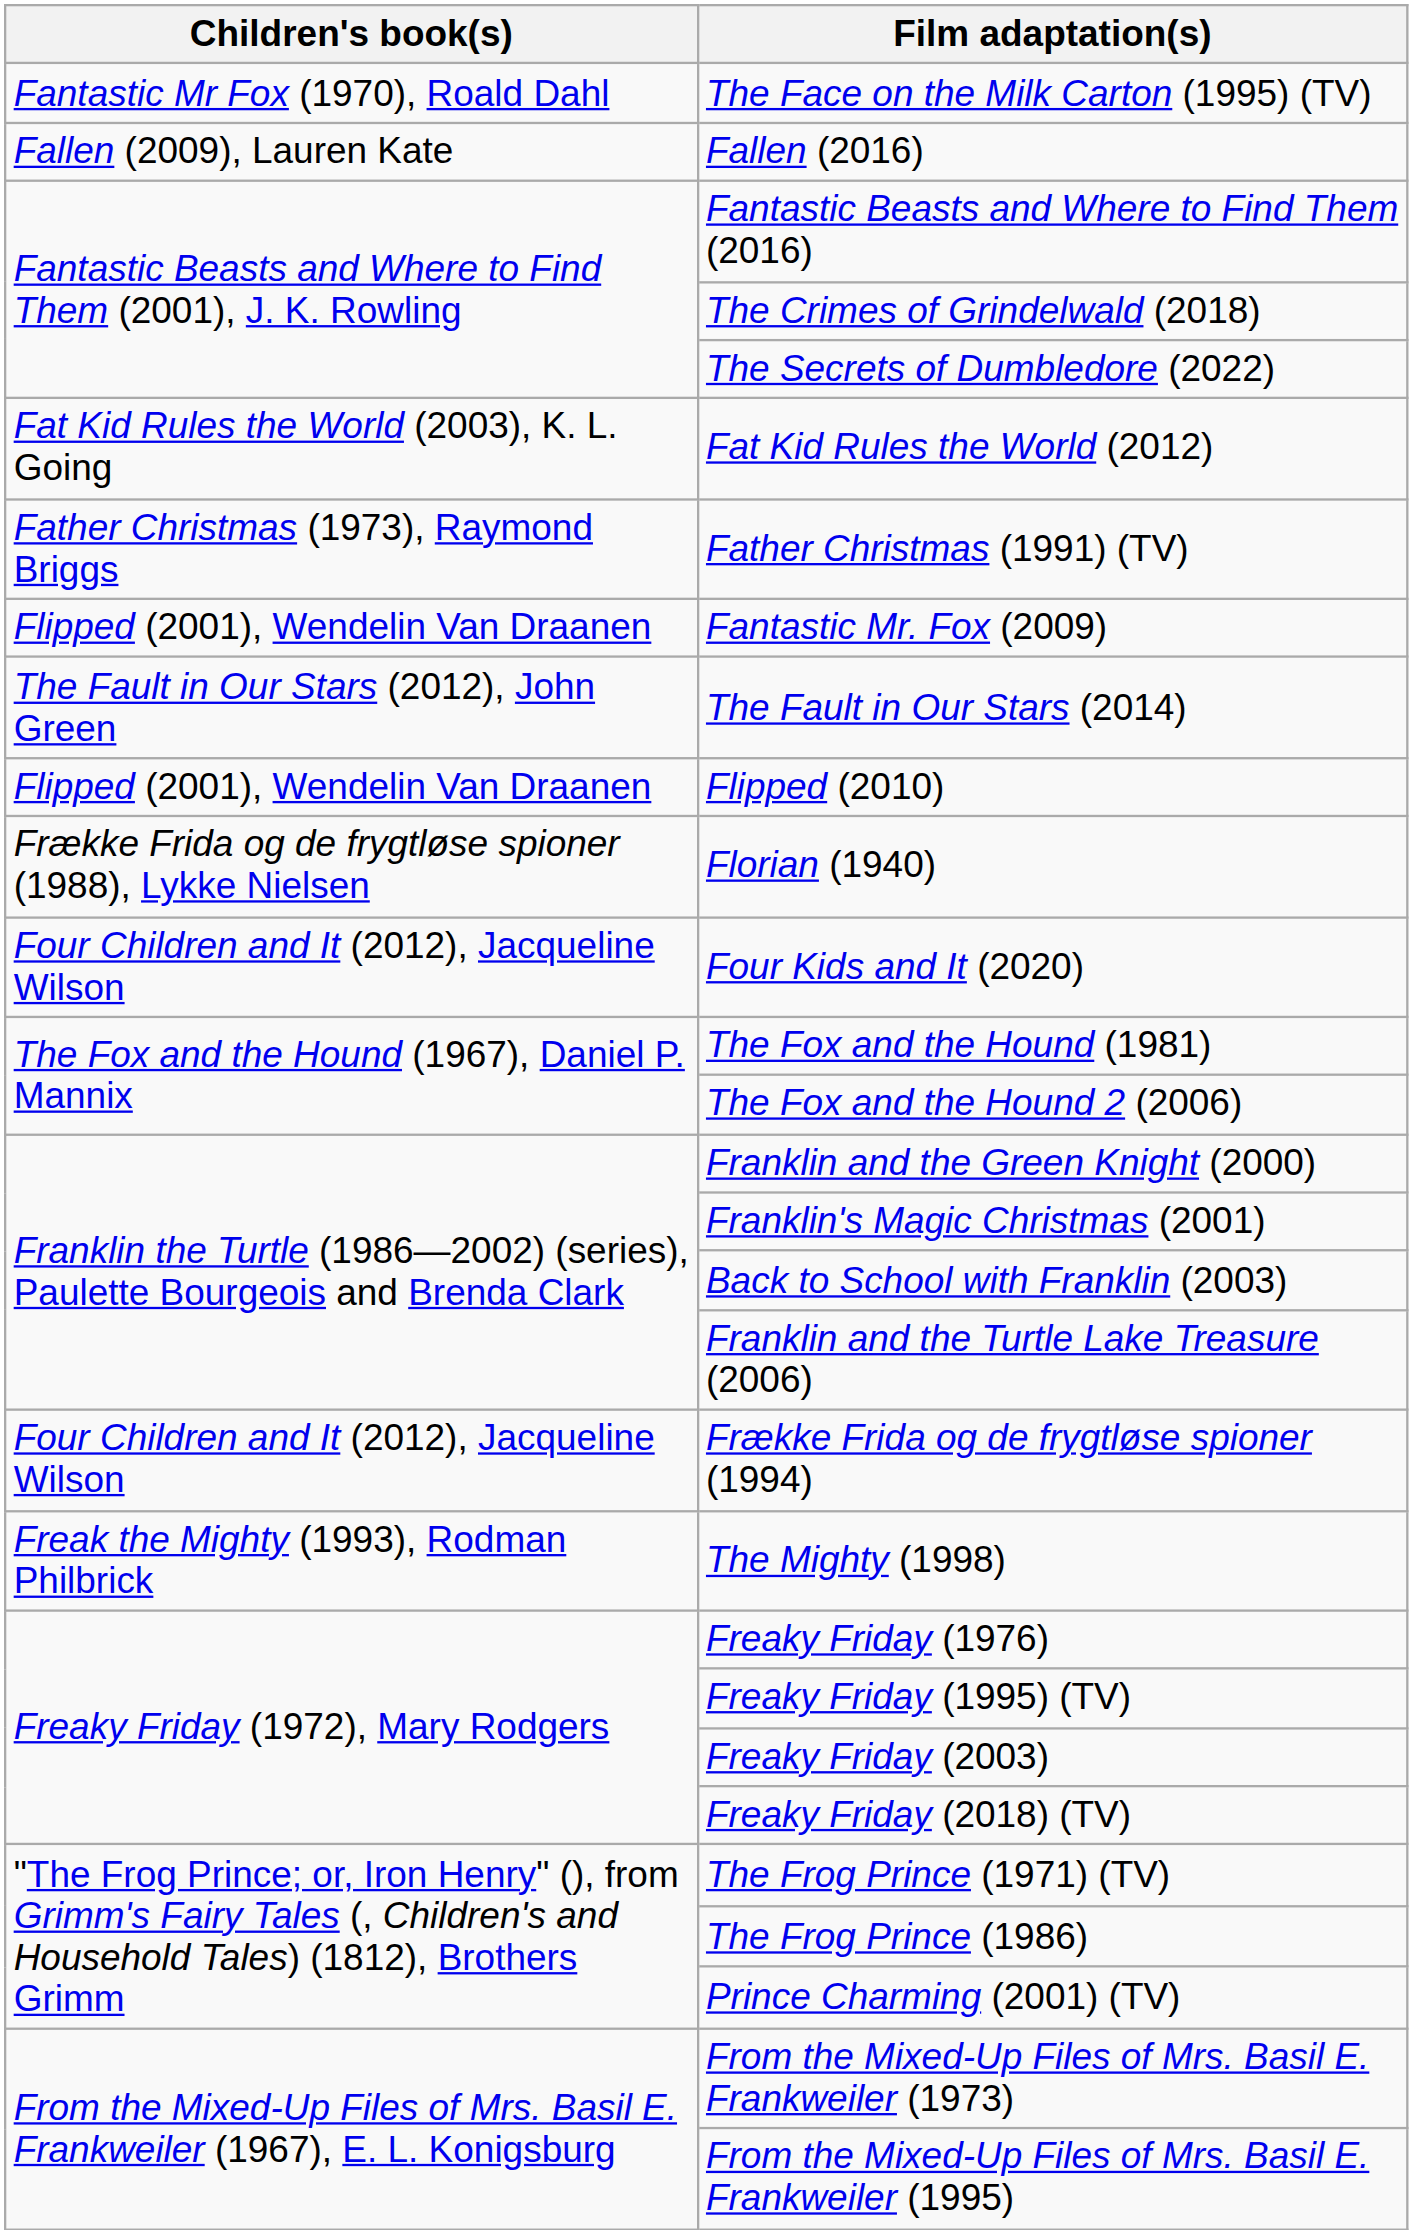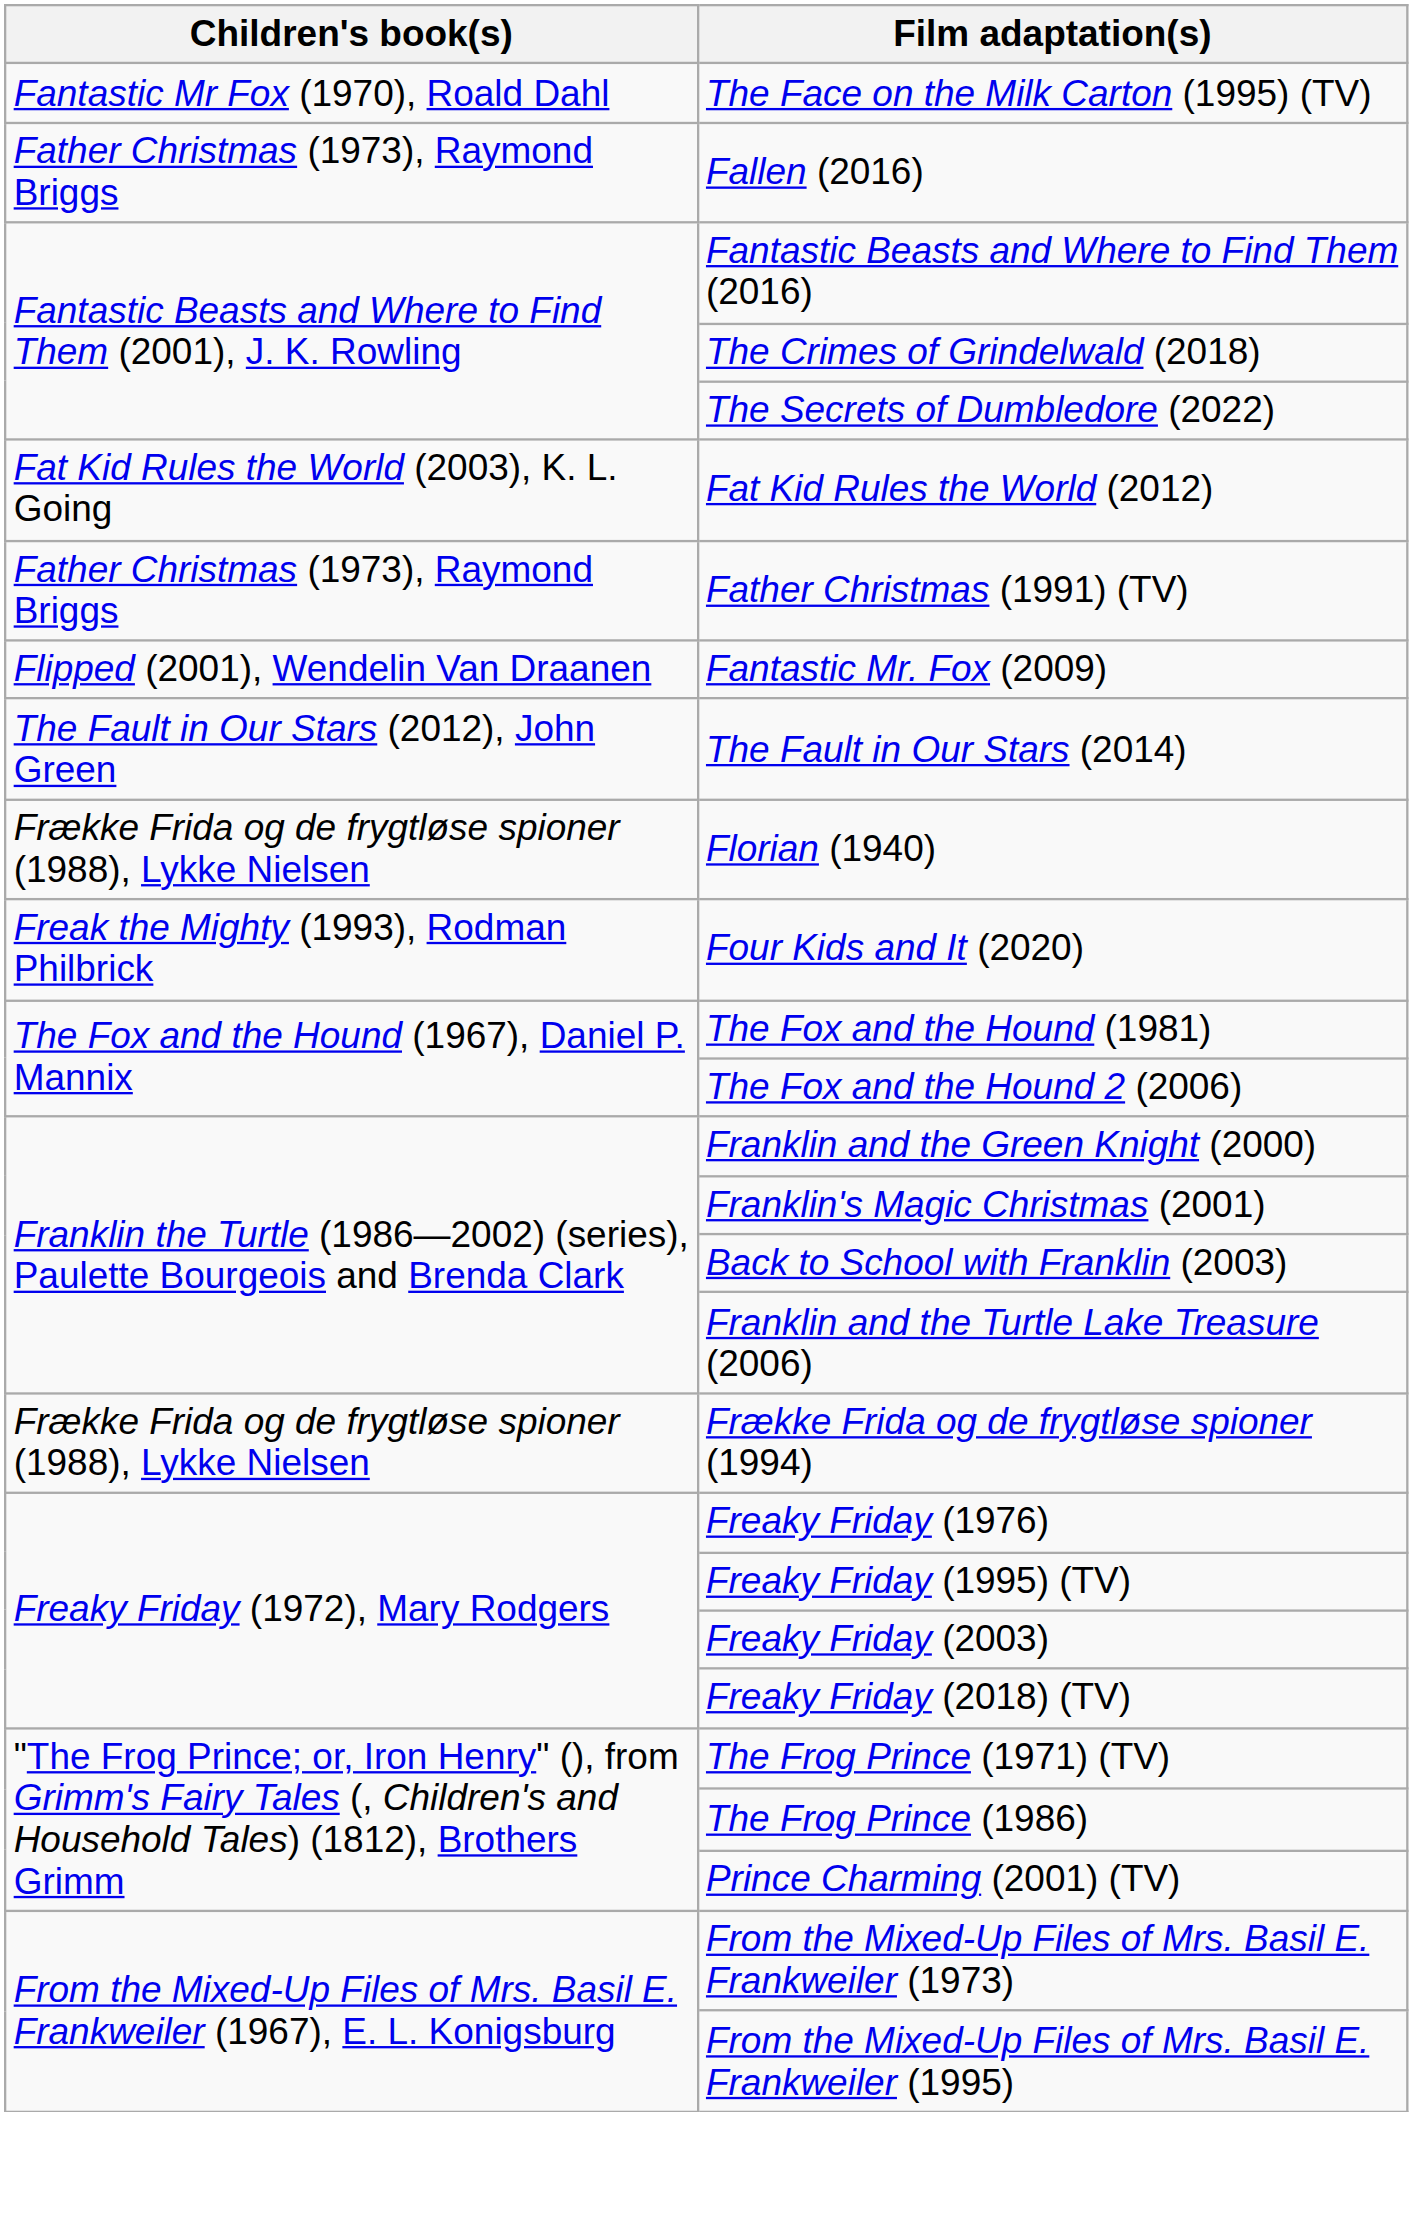(234, 151) Fallen (2009), Lauren Kate -> (303, 171) Father Christmas (1973), Raymond Briggs
- row: (825, 786)
(334, 965) Four Children and It (2012), Jacqueline Wilson -> (290, 948) Freak the Mighty (1993), Rodman Philbrick
(334, 1459) Four Children and It (2012), Jacqueline Wilson -> (317, 1442) Frække Frida og de frygtløse spioner (1988), Lykke Nielsen
- row: (856, 1559)
